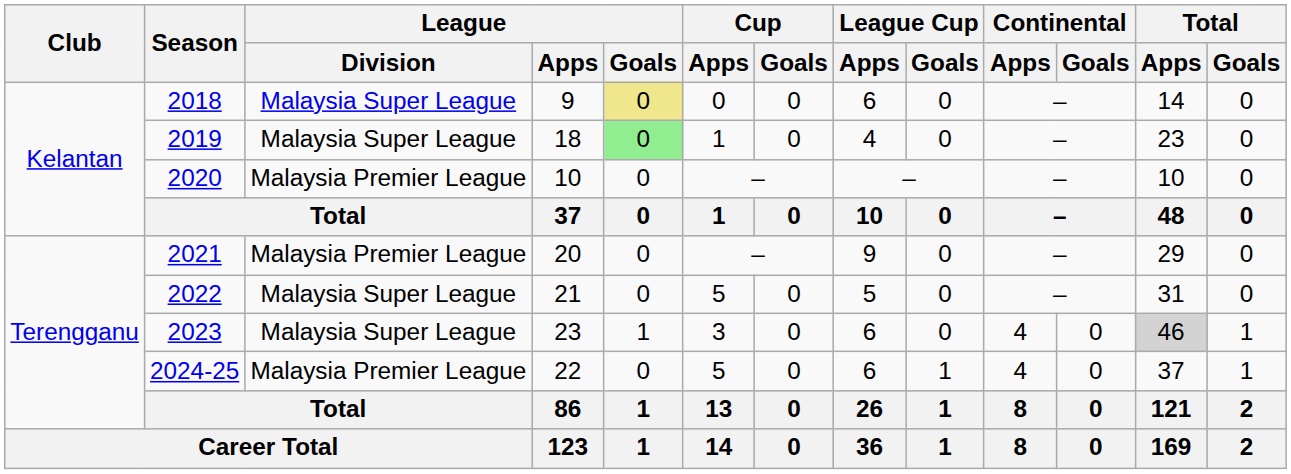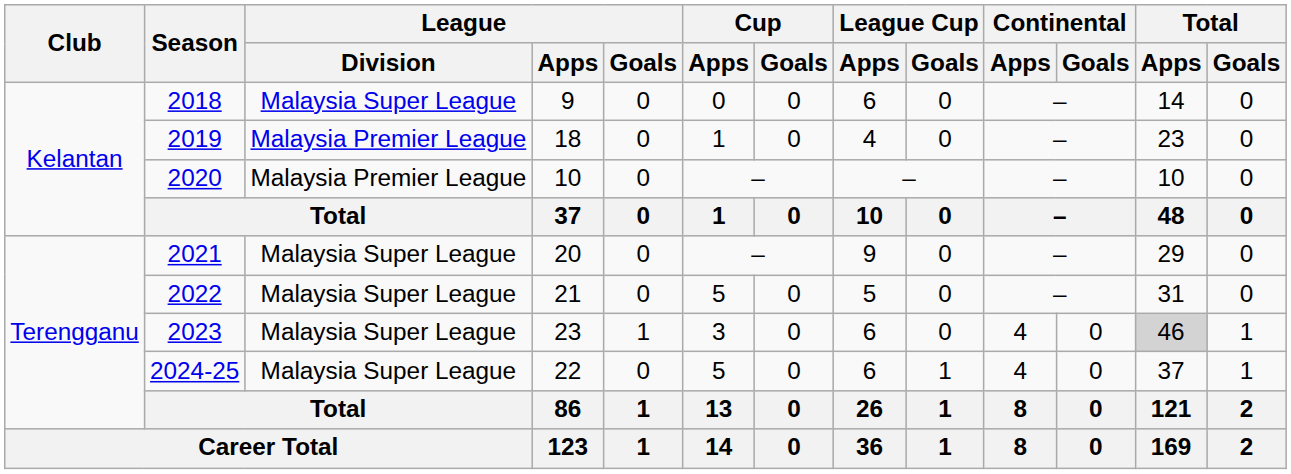(643, 100) khaki background -> (643, 100) no background
(388, 139) Malaysia Super League -> (388, 139) Malaysia Premier League
(643, 139) lightgreen background -> (643, 139) no background
(388, 255) Malaysia Premier League -> (388, 255) Malaysia Super League
(388, 370) Malaysia Premier League -> (388, 370) Malaysia Super League
